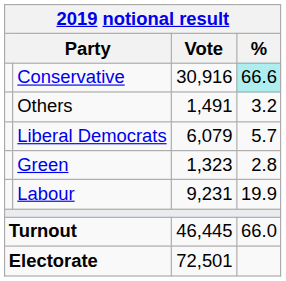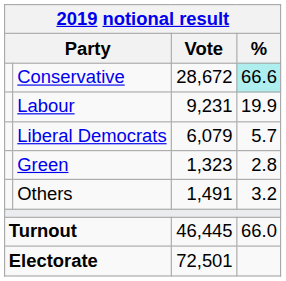(204, 77) 30,916 -> (204, 77) 28,672
rows swapped: (46, 194) <-> (45, 106)
